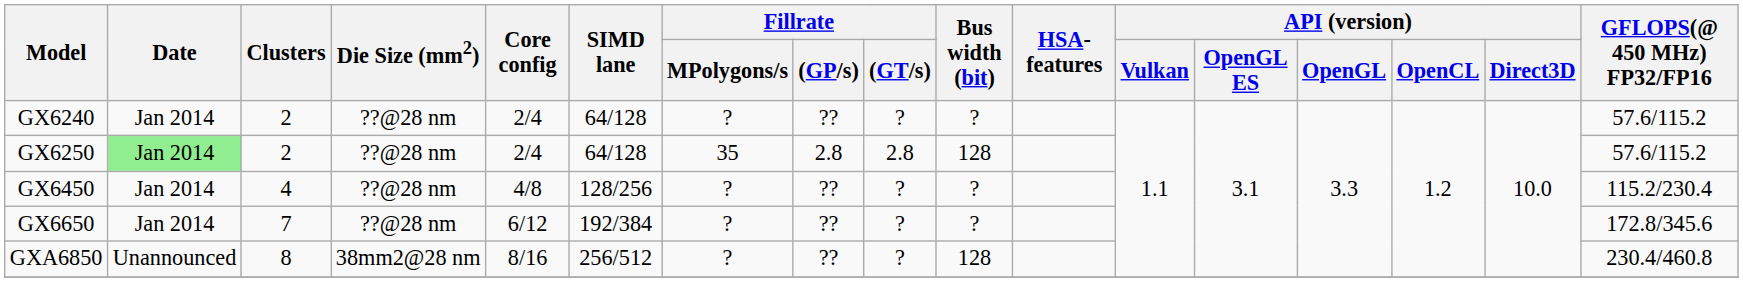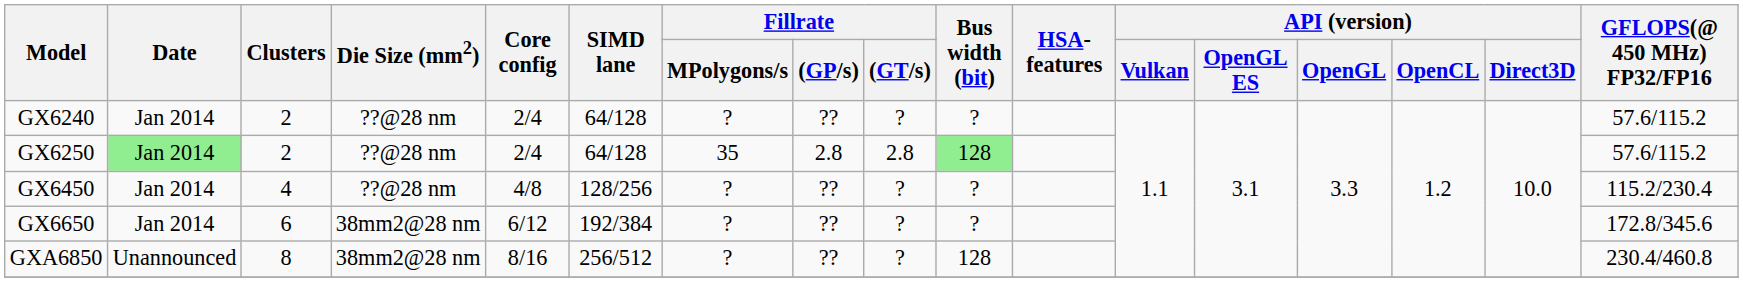(975, 152) no background -> (975, 152) lightgreen background
(286, 223) 7 -> (286, 223) 6
(408, 223) ??@28 nm -> (408, 223) 38mm2@28 nm
